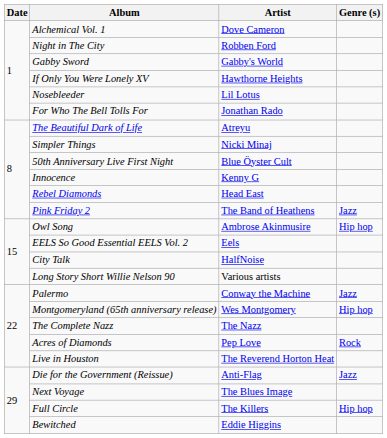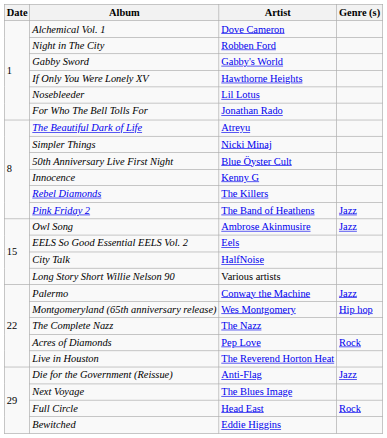(242, 194) Head East -> (245, 194) The Killers
(356, 227) Hip hop -> (348, 227) Jazz
(245, 408) The Killers -> (242, 408) Head East
(356, 408) Hip hop -> (350, 408) Rock
